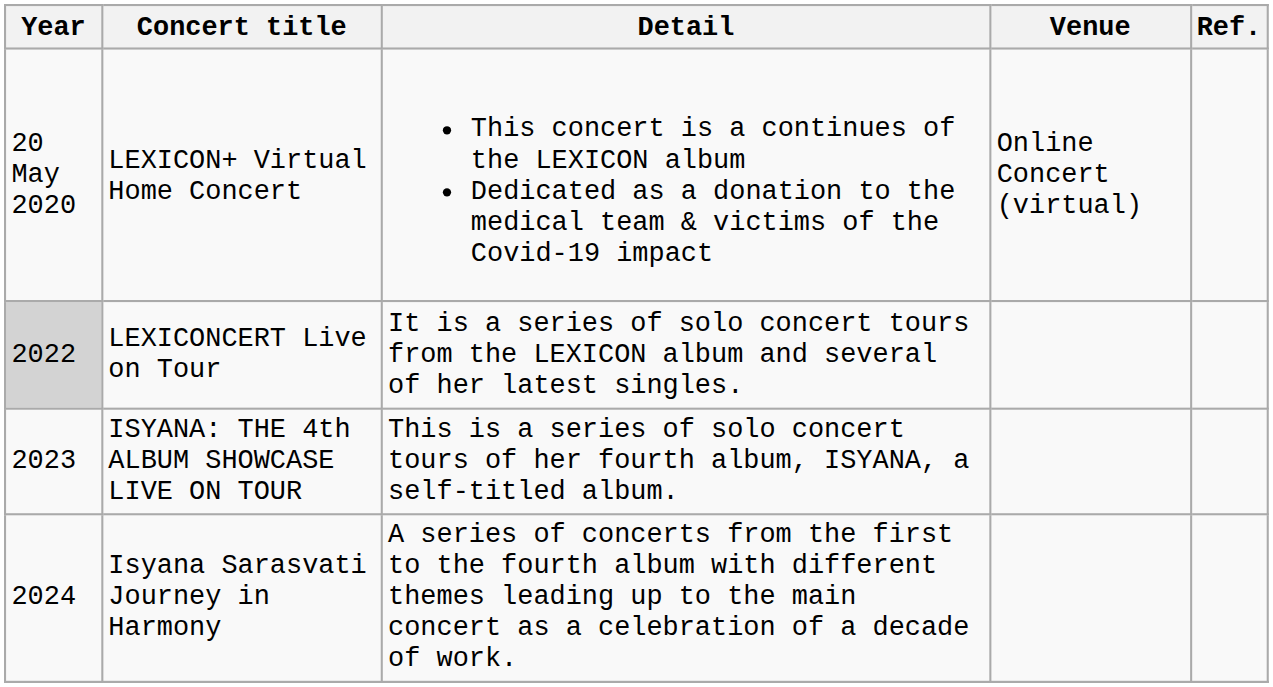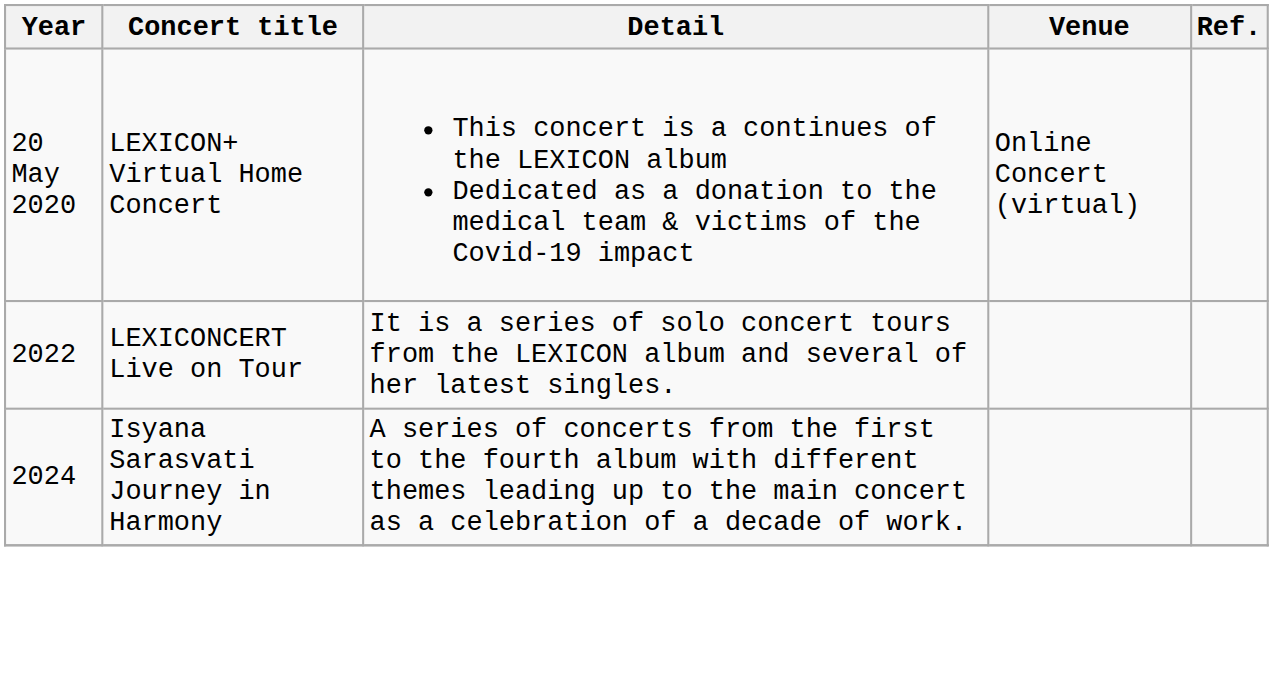(44, 355) lightgrey background -> (44, 355) no background
- row: (230, 461)
